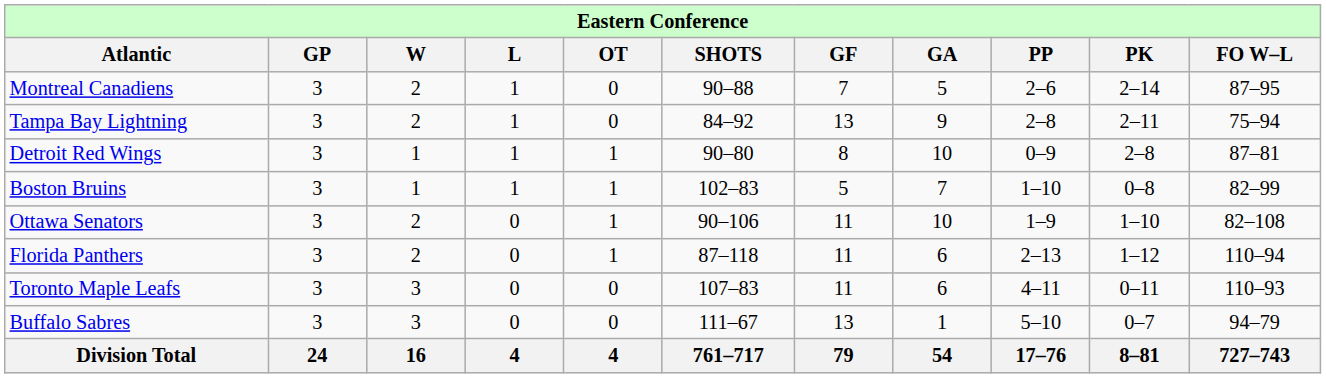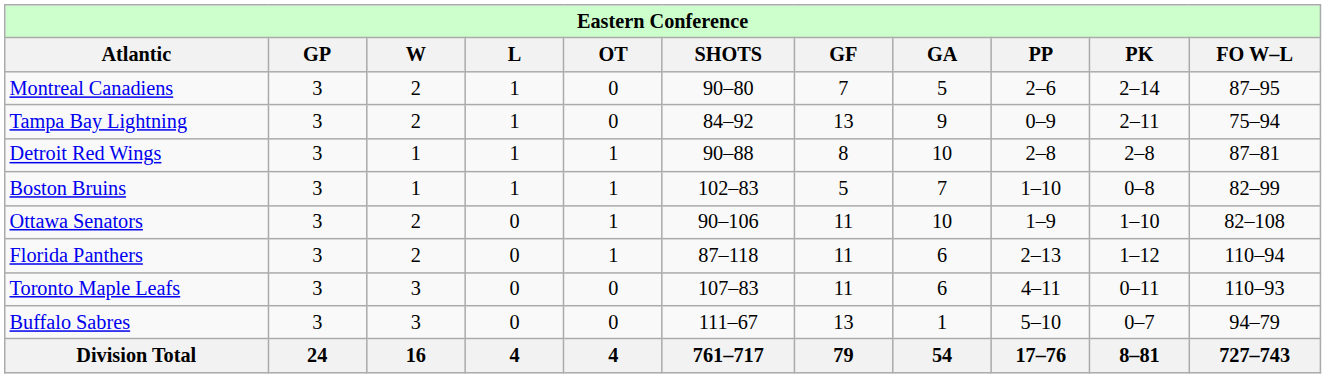(728, 87) 90–88 -> (728, 87) 90–80
(1041, 121) 2–8 -> (1041, 121) 0–9
(728, 154) 90–80 -> (728, 154) 90–88
(1041, 154) 0–9 -> (1041, 154) 2–8
